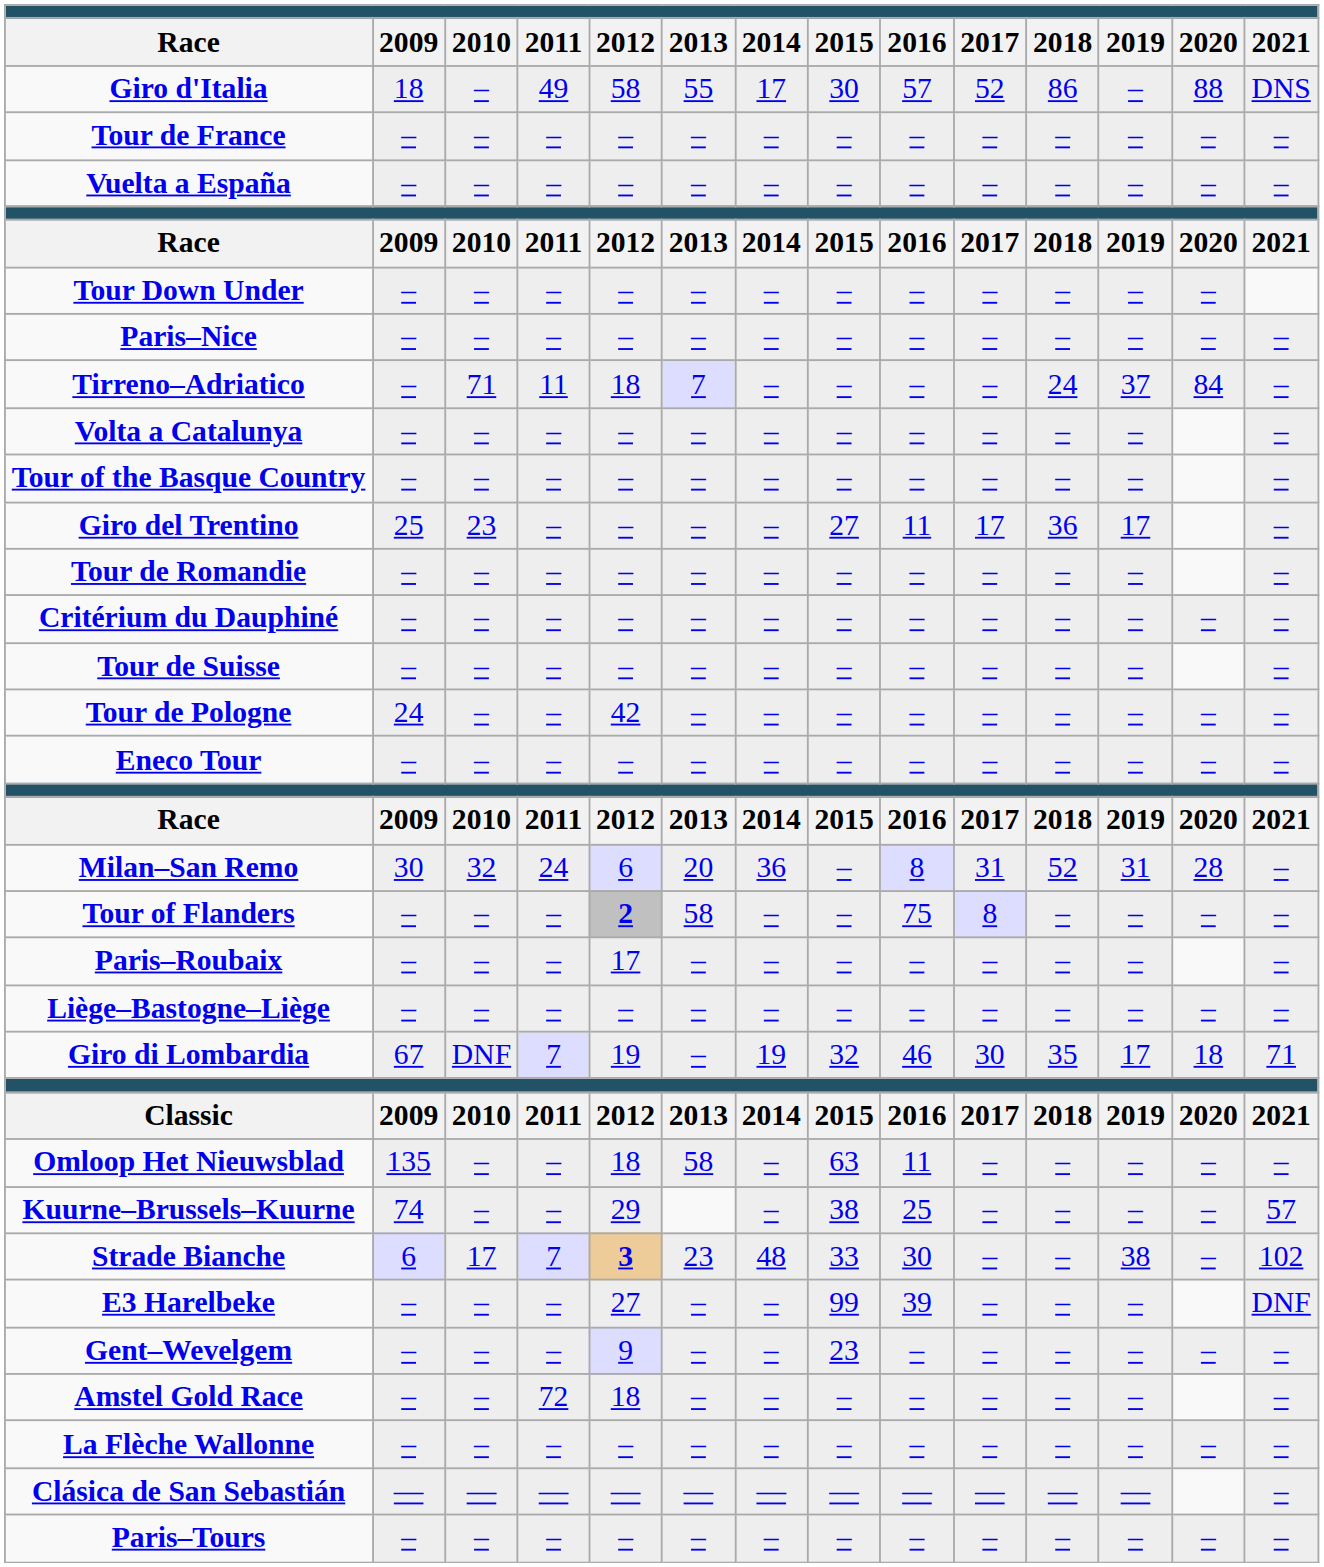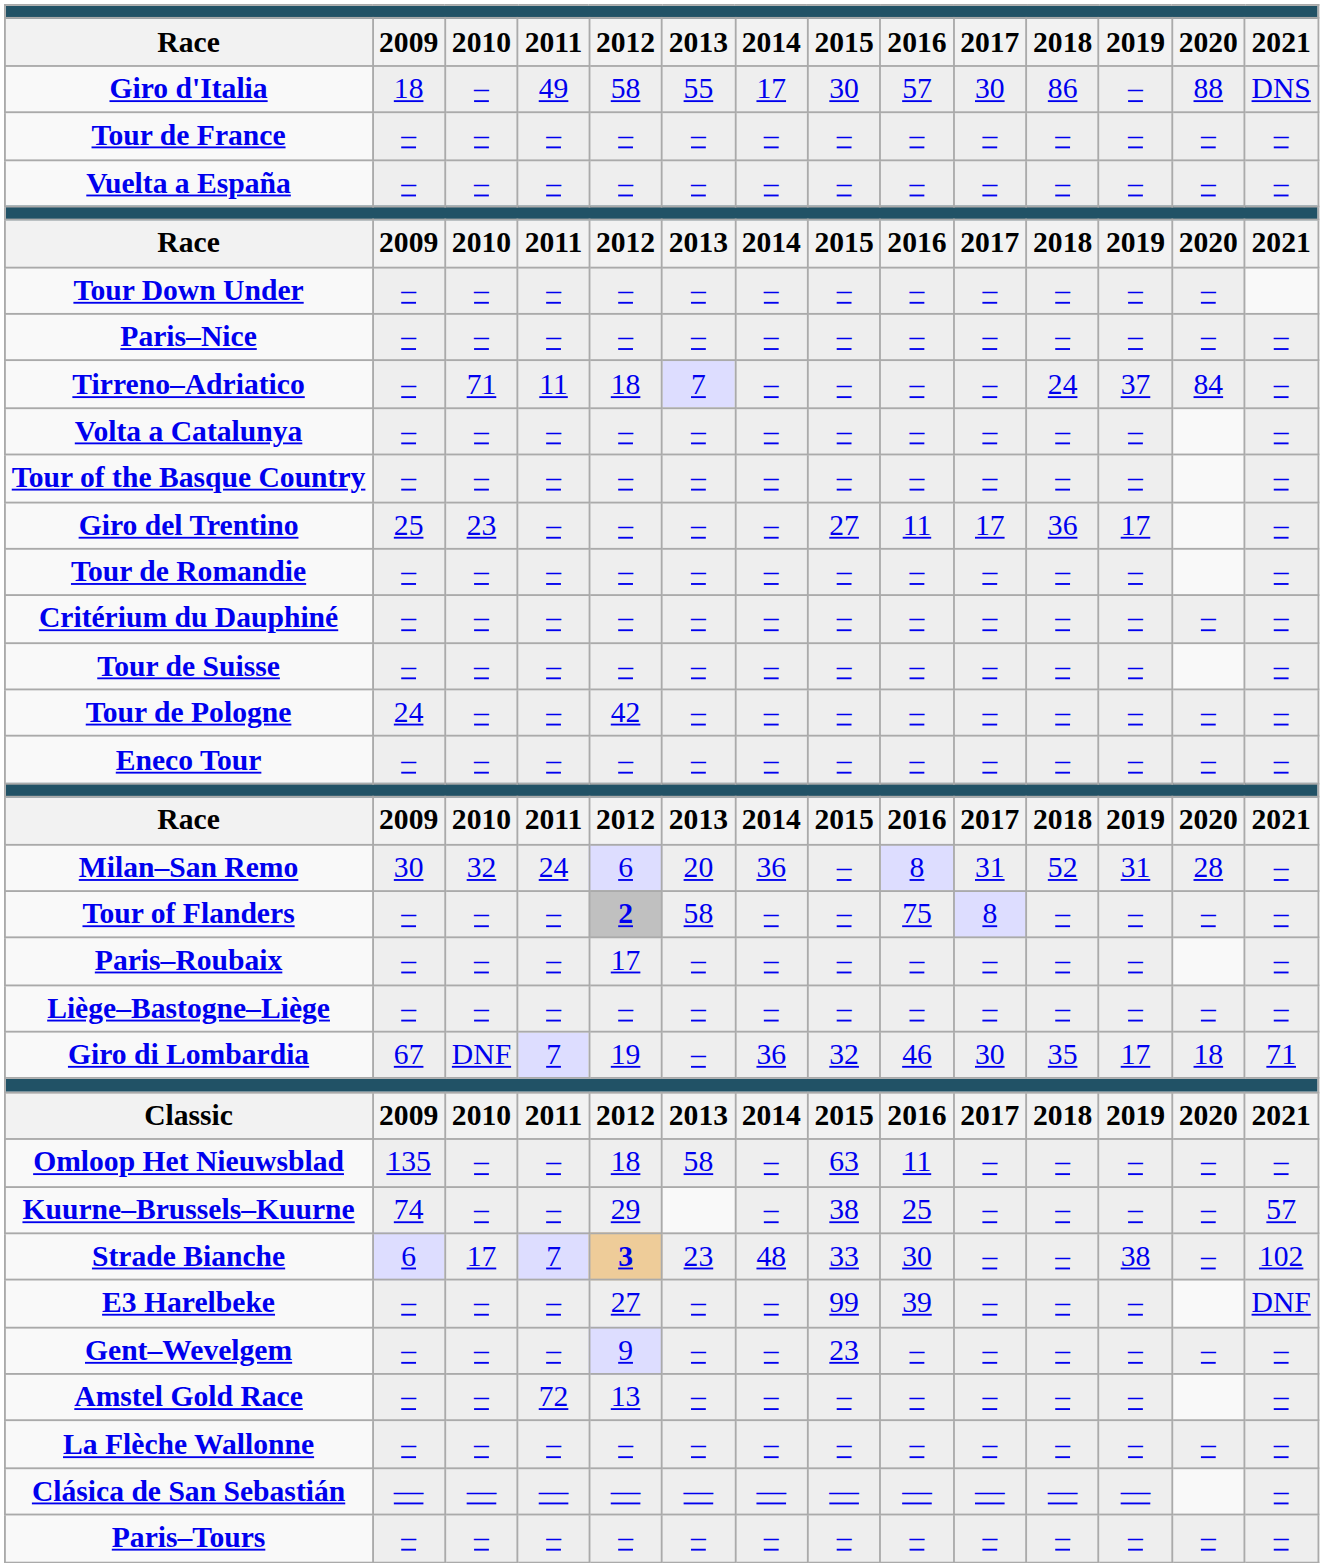(990, 88) 52 -> (990, 88) 30
(771, 1054) 19 -> (771, 1054) 36
(626, 1396) 18 -> (626, 1396) 13
